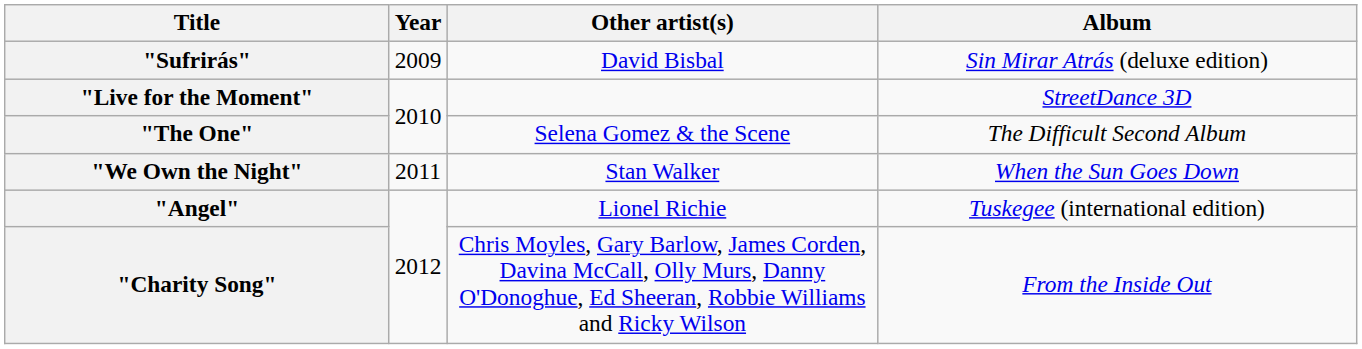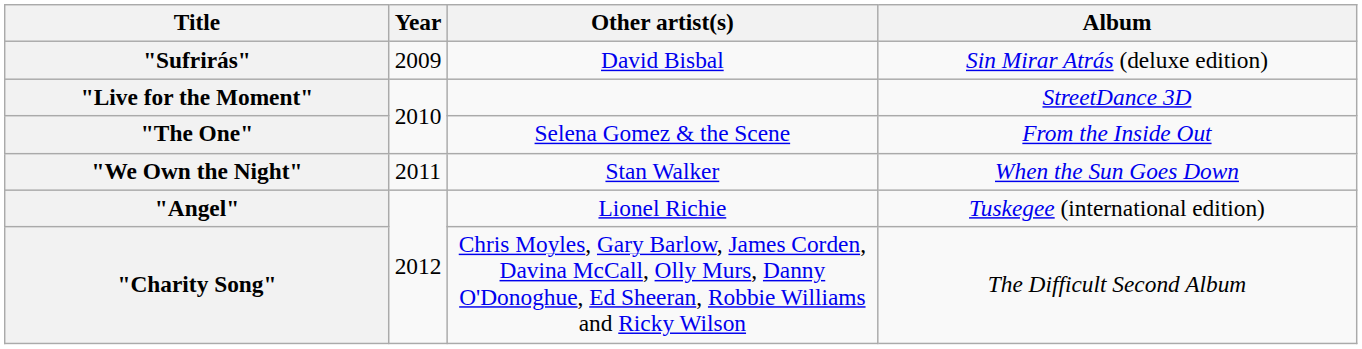(1117, 134) The Difficult Second Album -> (1117, 134) From the Inside Out
(1117, 284) From the Inside Out -> (1117, 284) The Difficult Second Album
